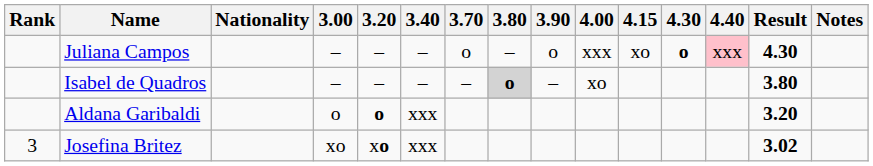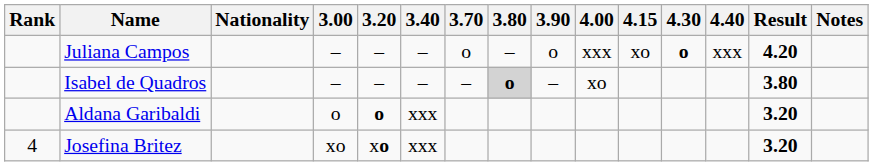(727, 51) pink background -> (727, 51) no background
(780, 51) 4.30 -> (780, 51) 4.20
(32, 144) 3 -> (32, 144) 4
(780, 144) 3.02 -> (780, 144) 3.20
